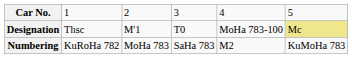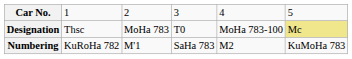(132, 29) M'1 -> (146, 29) MoHa 783
(146, 45) MoHa 783 -> (132, 45) M'1
